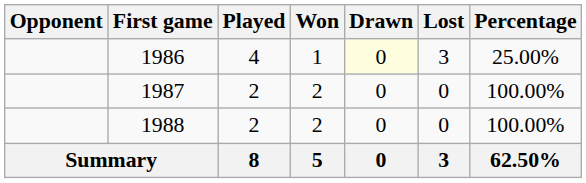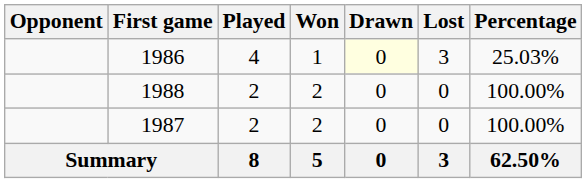(525, 56) 25.00% -> (525, 56) 25.03%
rows swapped: (163, 125) <-> (163, 90)
